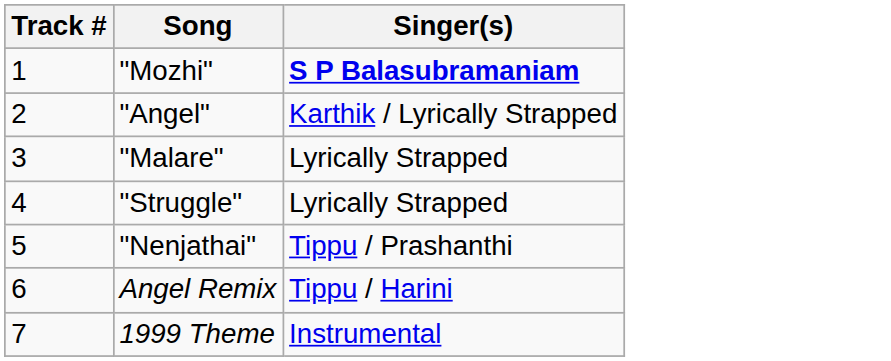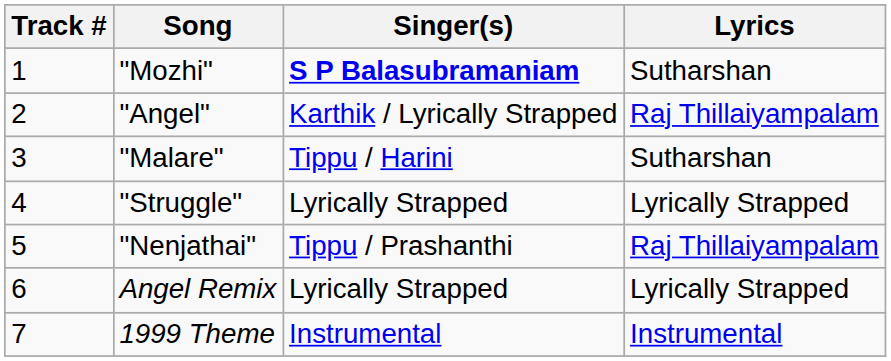+ column: (754, 26)
(399, 158) Lyrically Strapped -> (371, 158) Tippu / Harini
(371, 289) Tippu / Harini -> (399, 289) Lyrically Strapped
